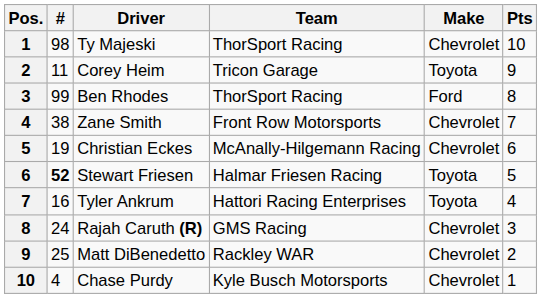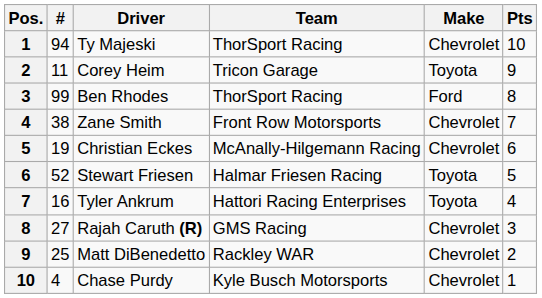(60, 44) 98 -> (60, 44) 94
(60, 175) bold -> (60, 175) normal
(60, 228) 24 -> (60, 228) 27
